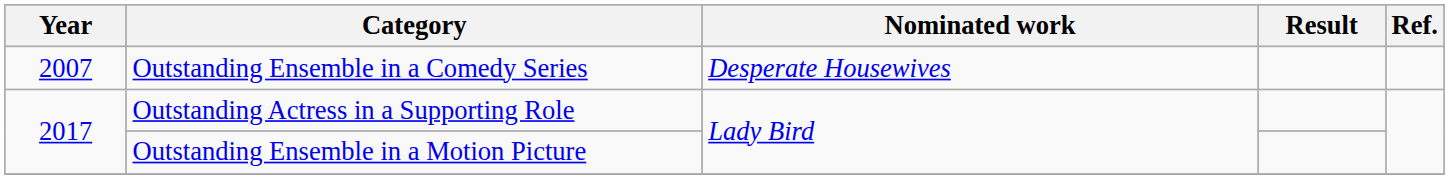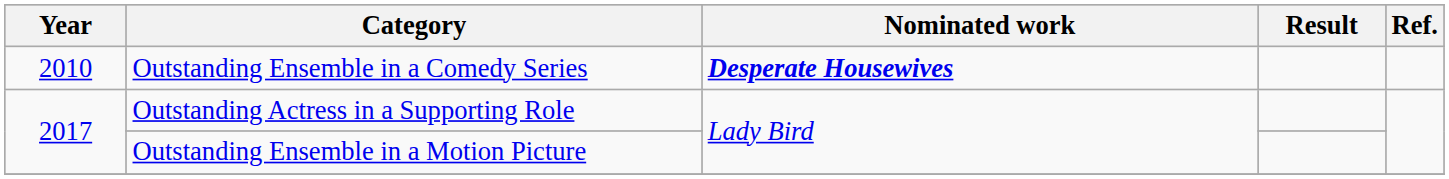(66, 67) 2007 -> (66, 67) 2010
(830, 67) normal -> (831, 67) bold
